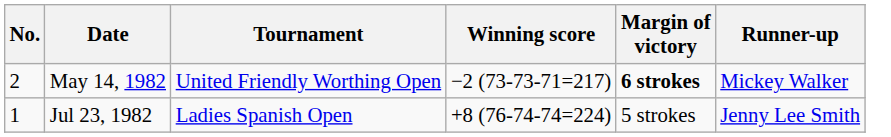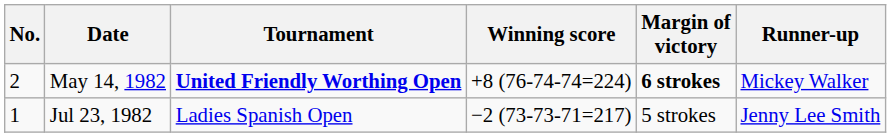(308, 80) normal -> (319, 80) bold
(531, 80) −2 (73-73-71=217) -> (551, 80) +8 (76-74-74=224)
(531, 115) +8 (76-74-74=224) -> (551, 115) −2 (73-73-71=217)
